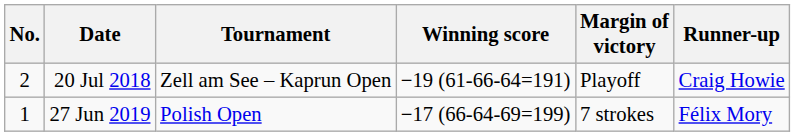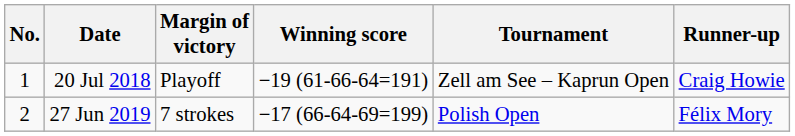columns swapped: (276, 33) <-> (625, 33)
(25, 80) 2 -> (25, 80) 1
(25, 114) 1 -> (25, 114) 2
